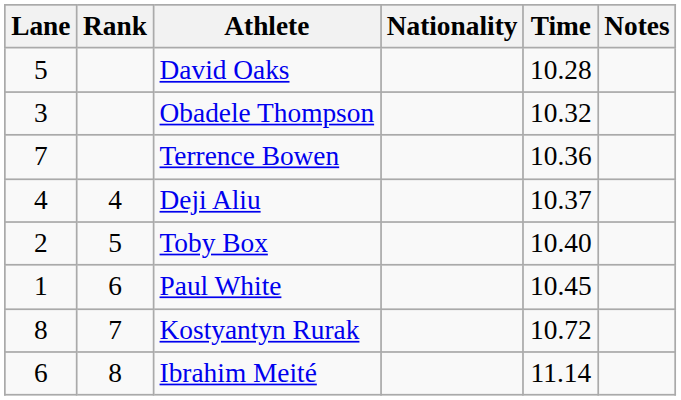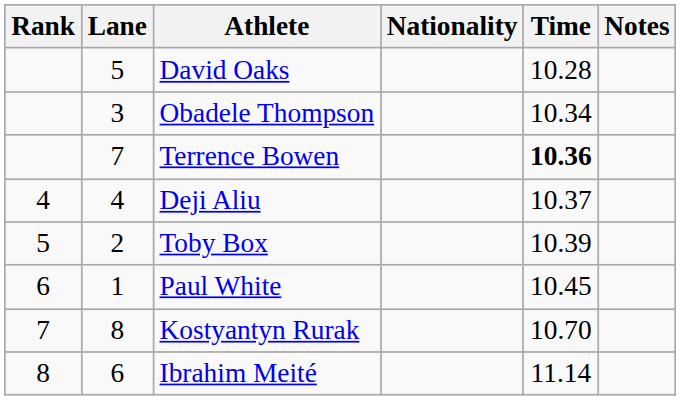columns swapped: (115, 26) <-> (41, 26)
(561, 112) 10.32 -> (561, 112) 10.34
(561, 156) normal -> (561, 156) bold
(561, 243) 10.40 -> (561, 243) 10.39
(561, 329) 10.72 -> (561, 329) 10.70
